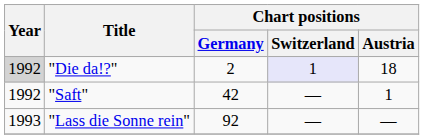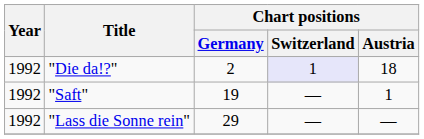(25, 69) lightgrey background -> (25, 69) no background
(231, 95) 42 -> (231, 95) 19
(25, 120) 1993 -> (25, 120) 1992
(231, 120) 92 -> (231, 120) 29
